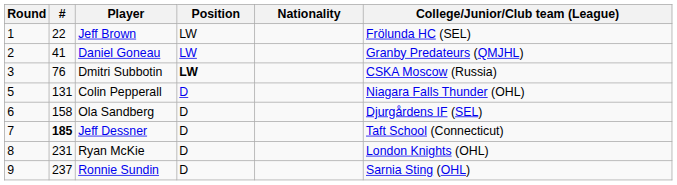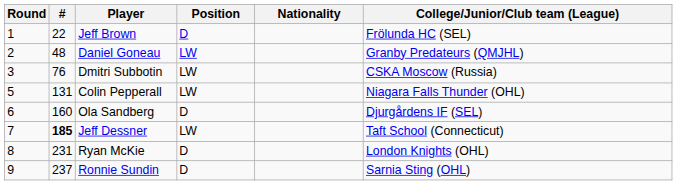(188, 33) LW -> (184, 33) D
(59, 53) 41 -> (59, 53) 48
(189, 72) bold -> (188, 72) normal
(184, 92) D -> (188, 92) LW
(62, 111) 158 -> (62, 111) 160
(184, 131) D -> (188, 131) LW
